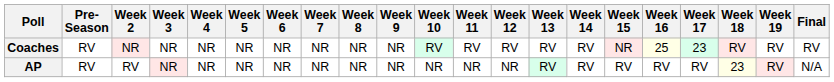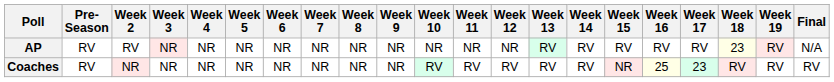rows swapped: (33, 67) <-> (33, 48)
